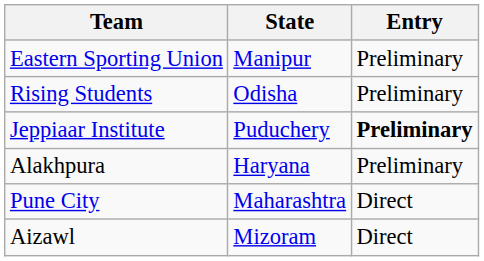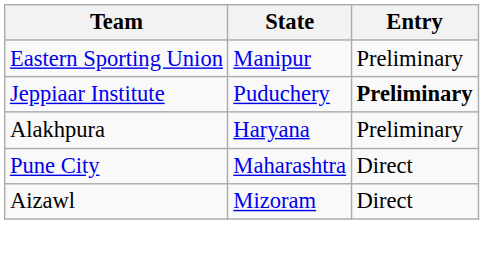- row: (81, 93)
